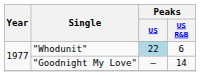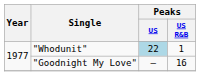(181, 49) 6 -> (181, 49) 1
(181, 63) 14 -> (181, 63) 16
